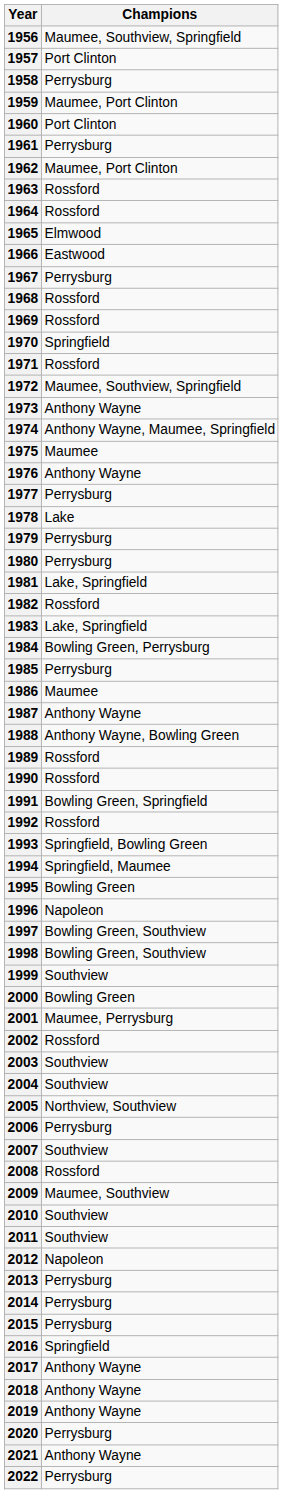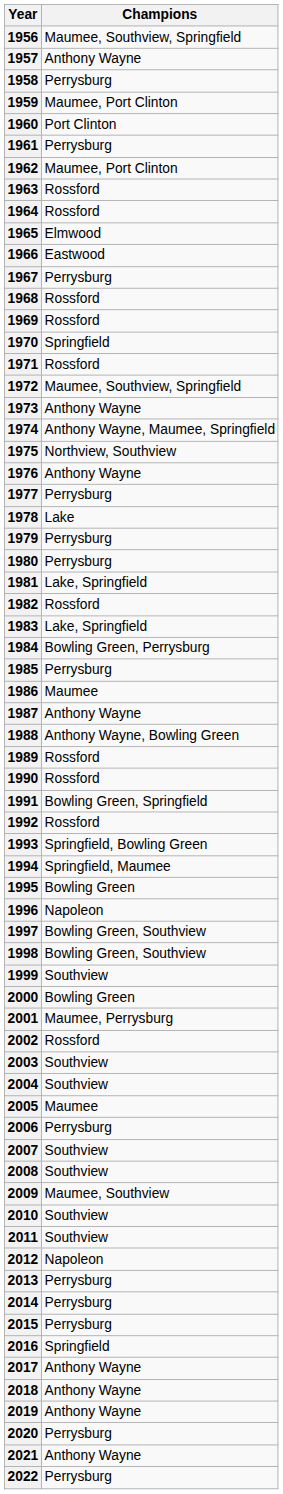(80, 59) Port Clinton -> (93, 59) Anthony Wayne
(71, 451) Maumee -> (110, 451) Northview, Southview
(110, 1106) Northview, Southview -> (71, 1106) Maumee
(72, 1172) Rossford -> (76, 1172) Southview
